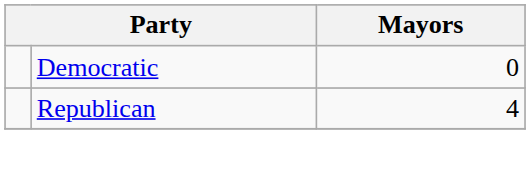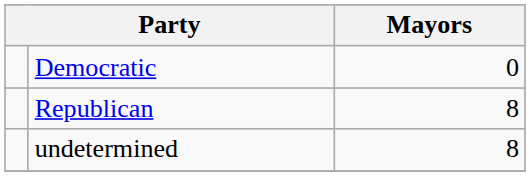(512, 107) 4 -> (512, 107) 8
+ row: (106, 149)
